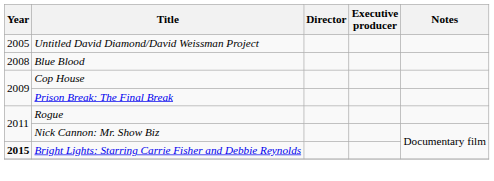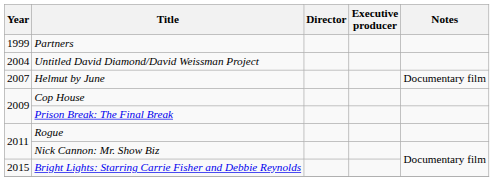+ row: (54, 43)
(18, 43) 2005 -> (18, 61) 2004
+ row: (70, 79)
- row: (60, 61)
(18, 150) bold -> (18, 168) normal
